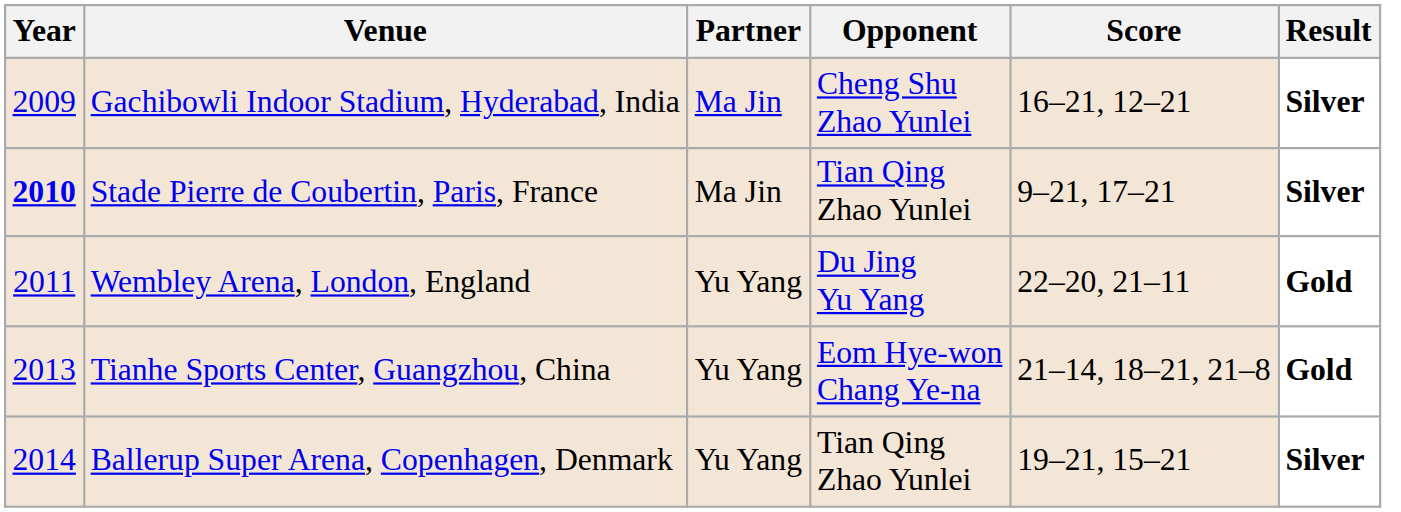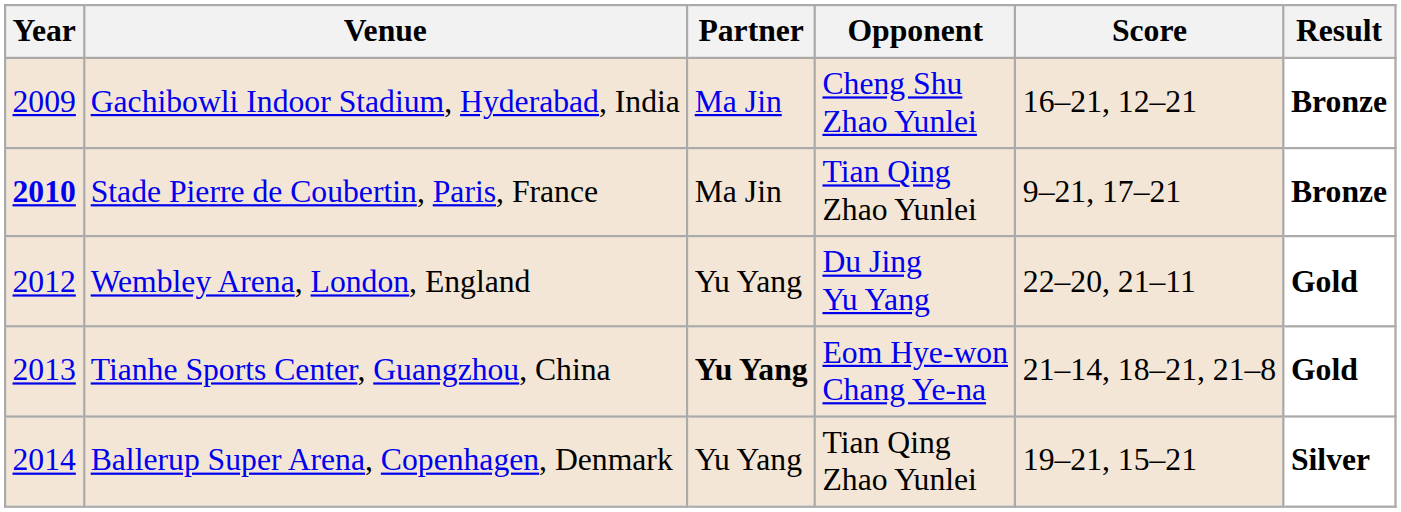(1325, 101) Silver -> (1339, 101) Bronze
(1325, 191) Silver -> (1339, 191) Bronze
(44, 281) 2011 -> (44, 281) 2012
(748, 370) normal -> (751, 370) bold
